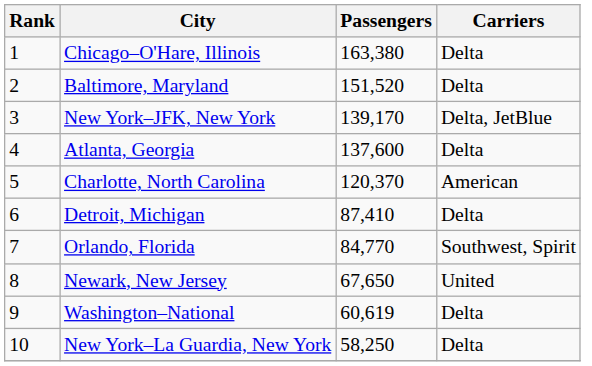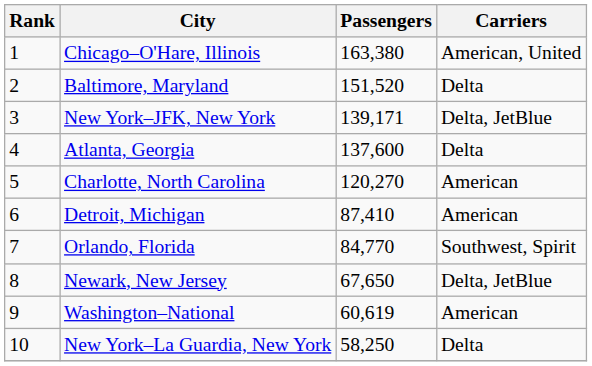(462, 53) Delta -> (511, 53) American, United
(372, 117) 139,170 -> (372, 117) 139,171
(372, 182) 120,370 -> (372, 182) 120,270
(462, 214) Delta -> (480, 214) American
(468, 279) United -> (496, 279) Delta, JetBlue
(462, 311) Delta -> (480, 311) American
